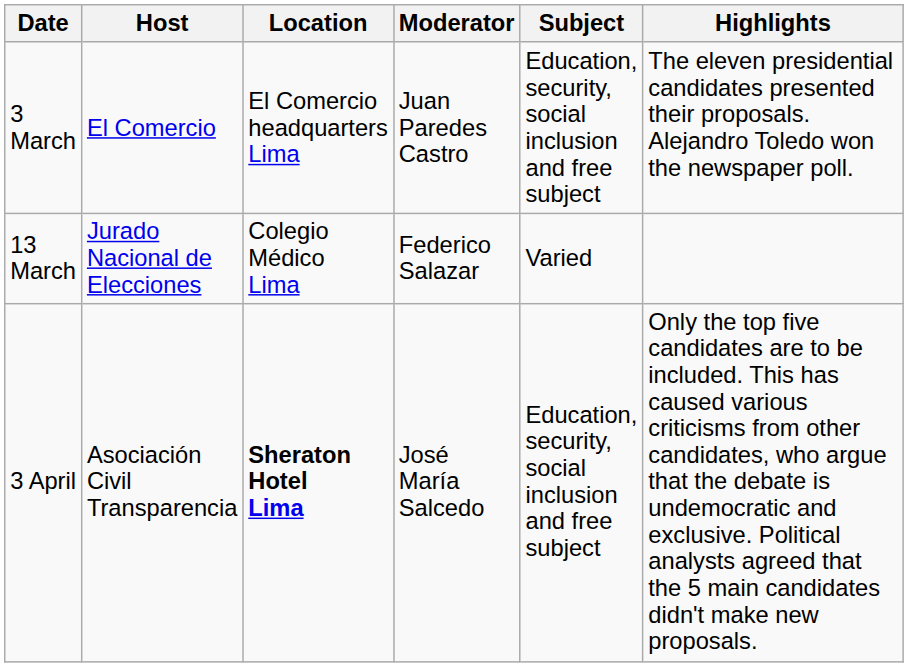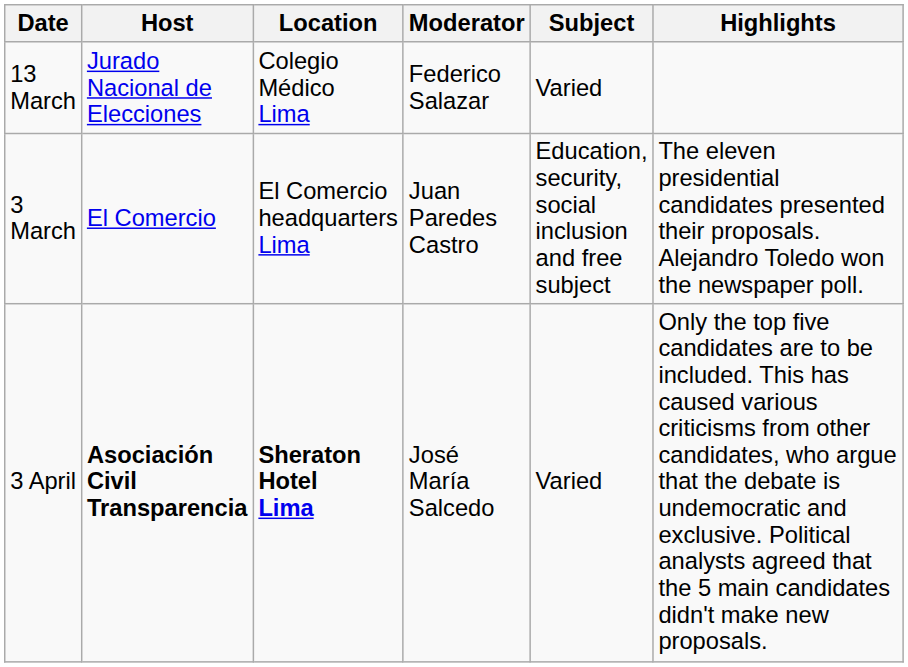rows swapped: (43, 127) <-> (43, 258)
(162, 482) normal -> (167, 482) bold
(581, 482) Education, security, social inclusion and free subject -> (569, 482) Varied
